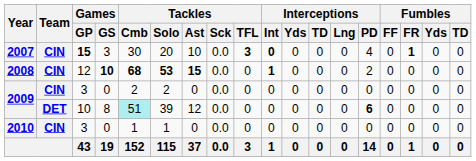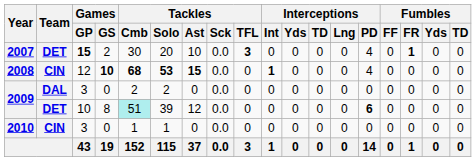(55, 52) CIN -> (55, 52) DET
(107, 52) 3 -> (107, 52) 2
(271, 52) bold -> (271, 52) normal
(369, 71) 2 -> (369, 71) 4
(55, 90) CIN -> (55, 90) DAL
